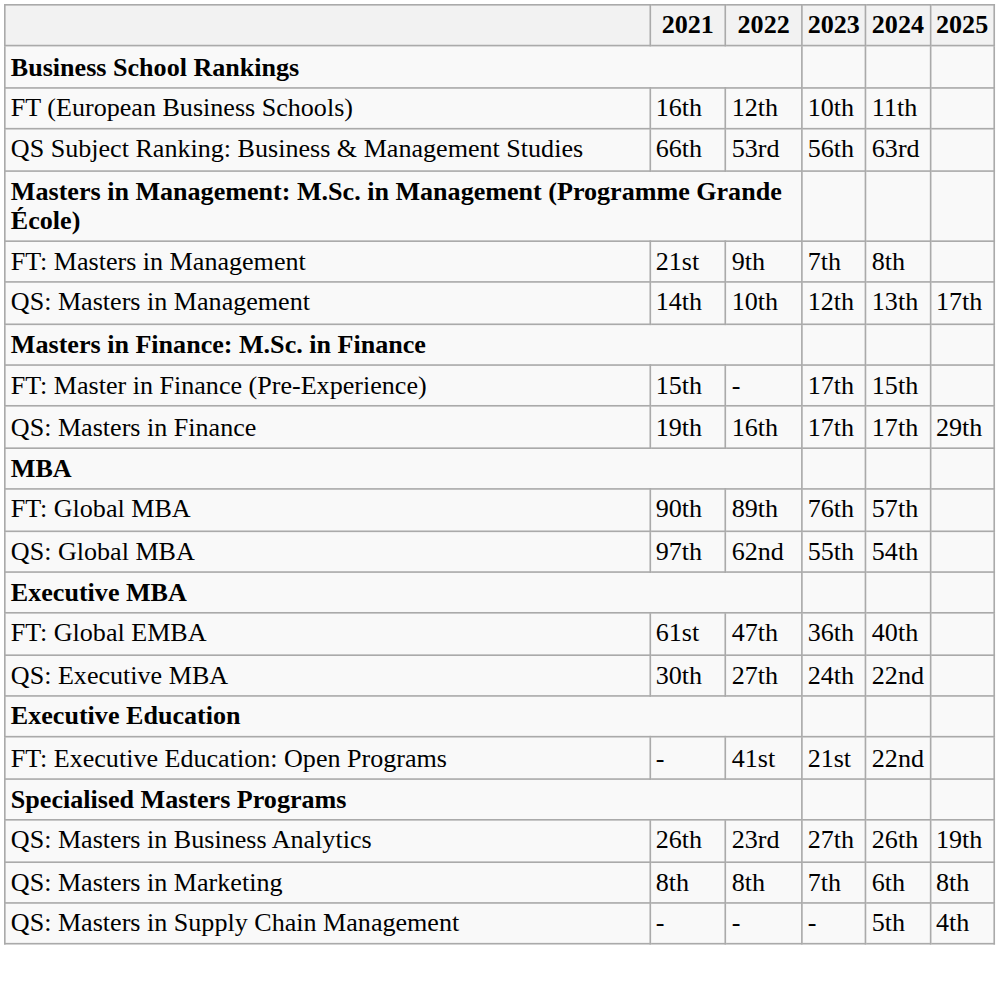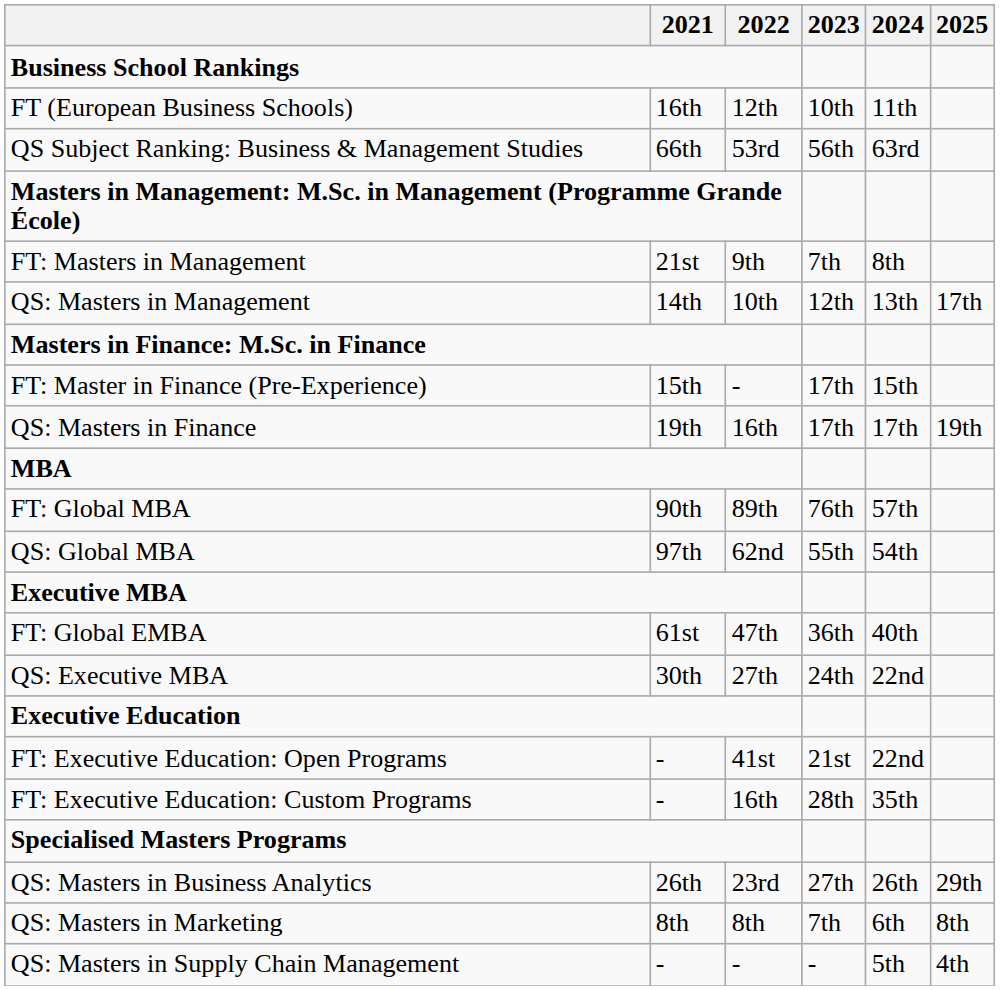(959, 426) 29th -> (959, 426) 19th
+ row: (241, 799)
(959, 840) 19th -> (959, 881) 29th
